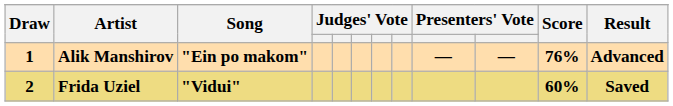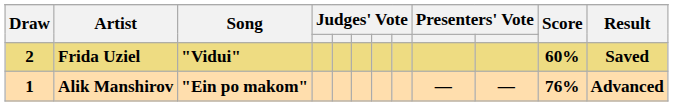rows swapped: (116, 57) <-> (99, 87)
